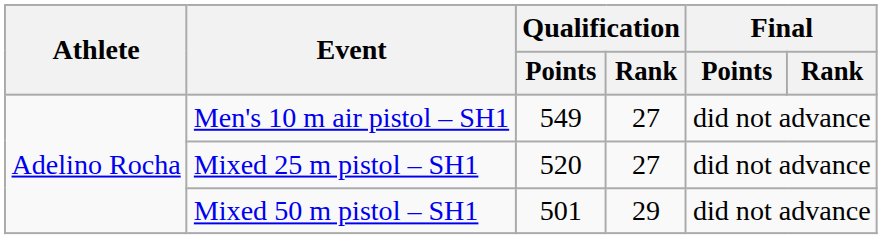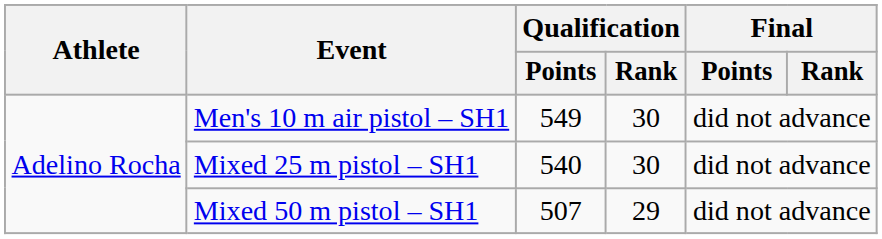(646, 118) 27 -> (646, 118) 30
(561, 164) 520 -> (561, 164) 540
(646, 164) 27 -> (646, 164) 30
(561, 210) 501 -> (561, 210) 507
